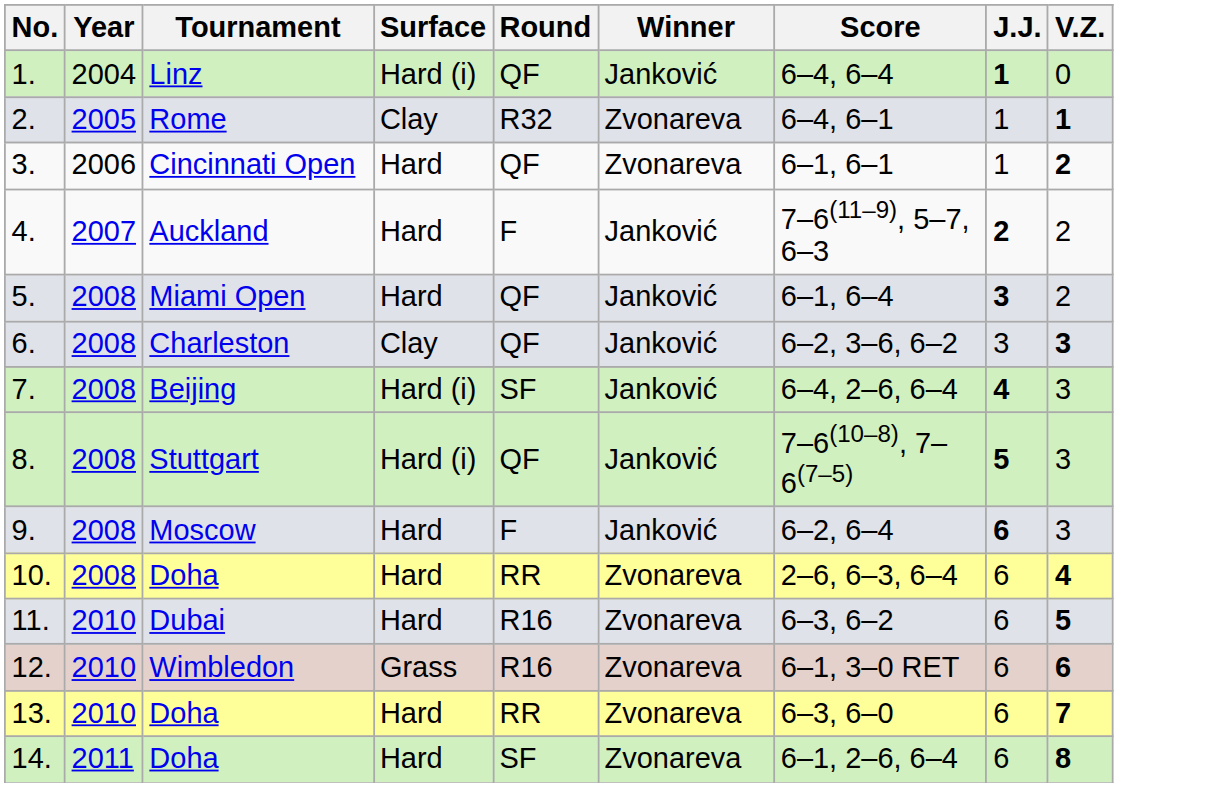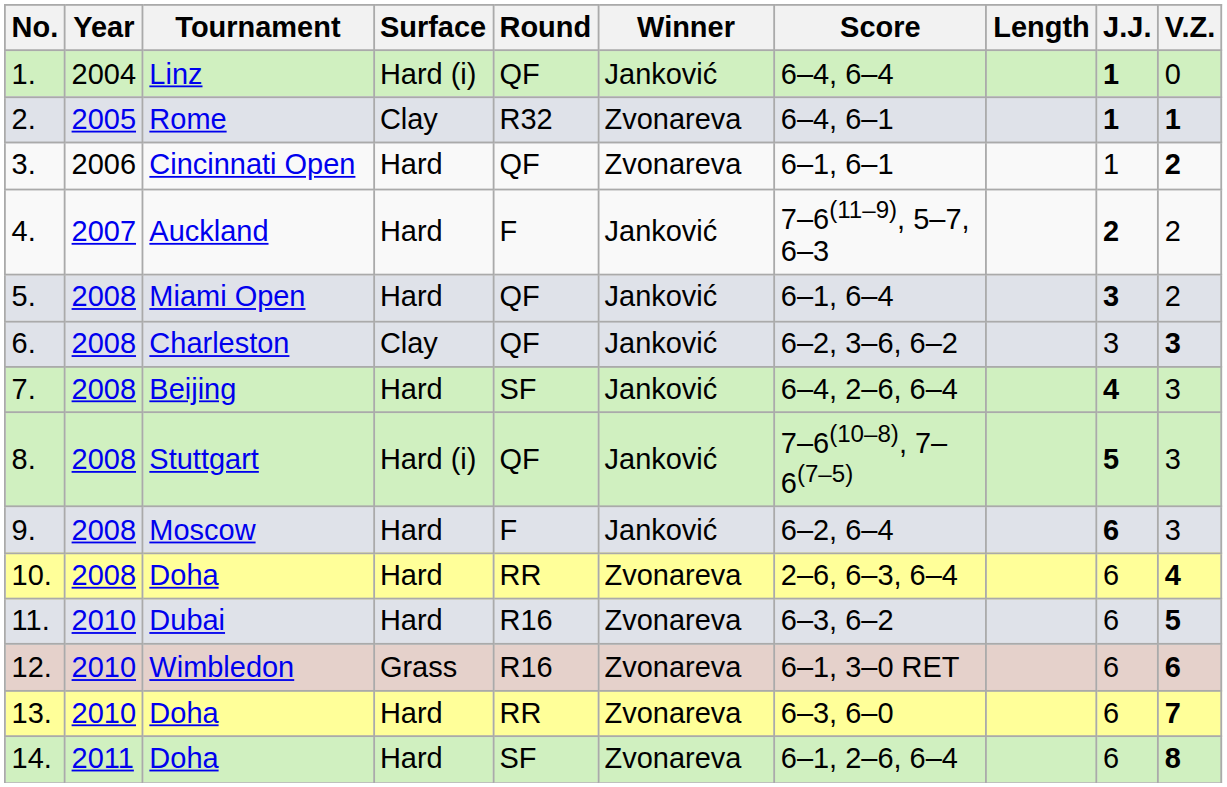+ column: (1042, 27)
(1001, 119) normal -> (1111, 119) bold
(428, 389) Hard (i) -> (411, 389) Hard
